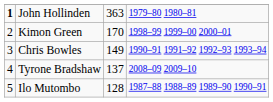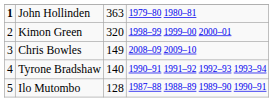(115, 32) 170 -> (115, 32) 320
(198, 50) 1990–91 1991–92 1992–93 1993–94 -> (163, 50) 2008–09 2009–10
(115, 69) 137 -> (115, 69) 140
(163, 69) 2008–09 2009–10 -> (198, 69) 1990–91 1991–92 1992–93 1993–94
